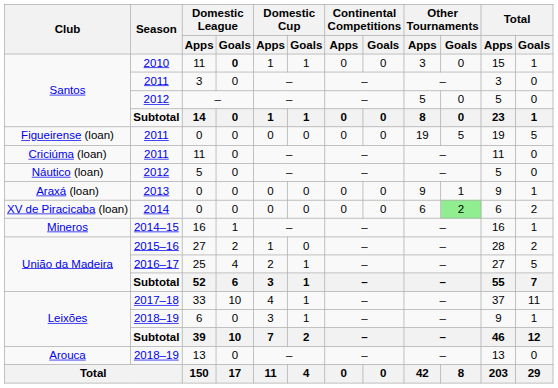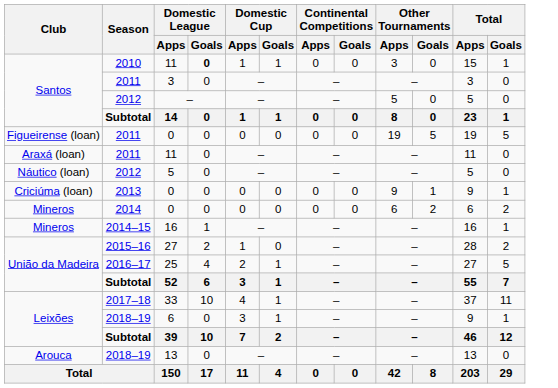(68, 154) Criciúma (loan) -> (53, 154) Araxá (loan)
(68, 191) Araxá (loan) -> (53, 191) Criciúma (loan)
(68, 209) XV de Piracicaba (loan) -> (53, 209) Mineros
(461, 209) lightgreen background -> (433, 209) no background
